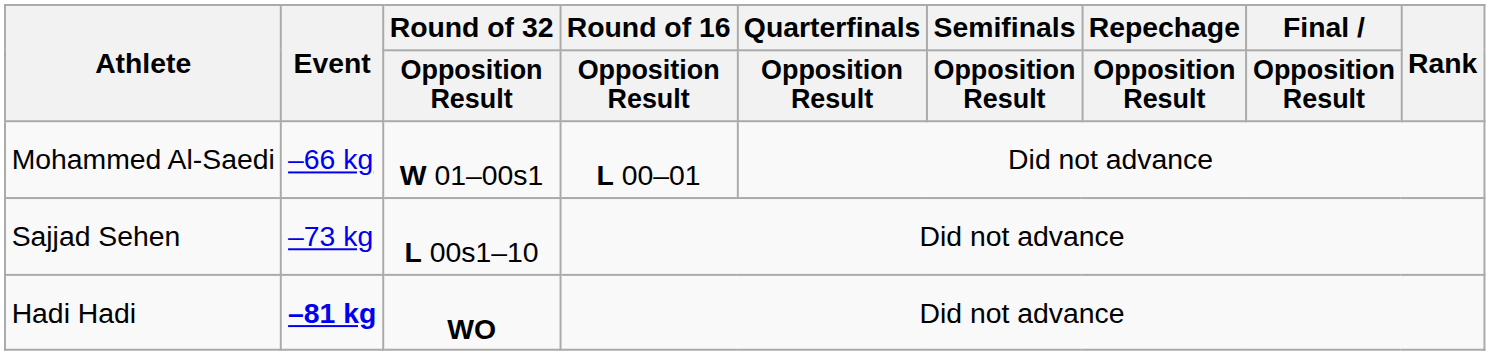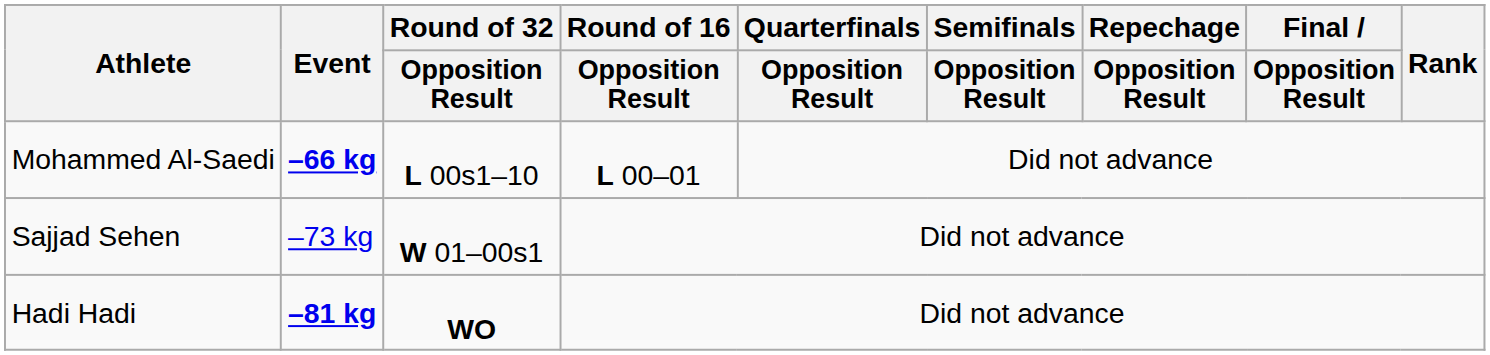(331, 160) normal -> (332, 160) bold
(472, 176) W 01–00s1 -> (472, 176) L 00s1–10
(472, 252) L 00s1–10 -> (472, 252) W 01–00s1
